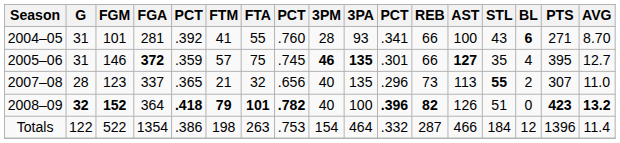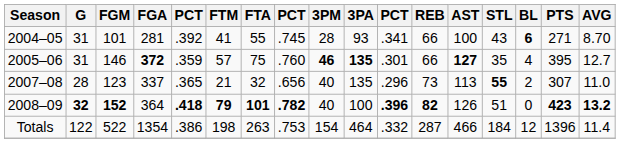(292, 37) .760 -> (292, 37) .745
(292, 60) .745 -> (292, 60) .760
